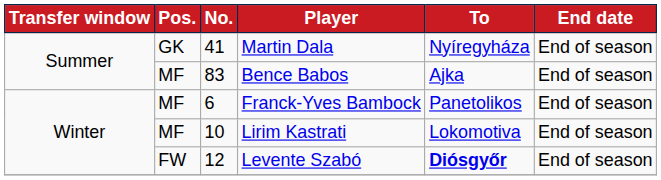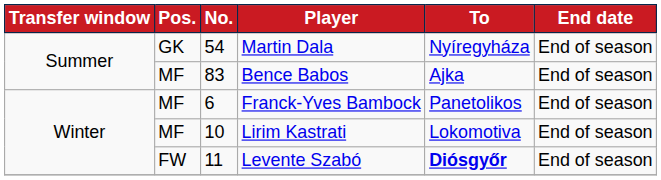(214, 47) 41 -> (214, 47) 54
(214, 160) 12 -> (214, 160) 11
